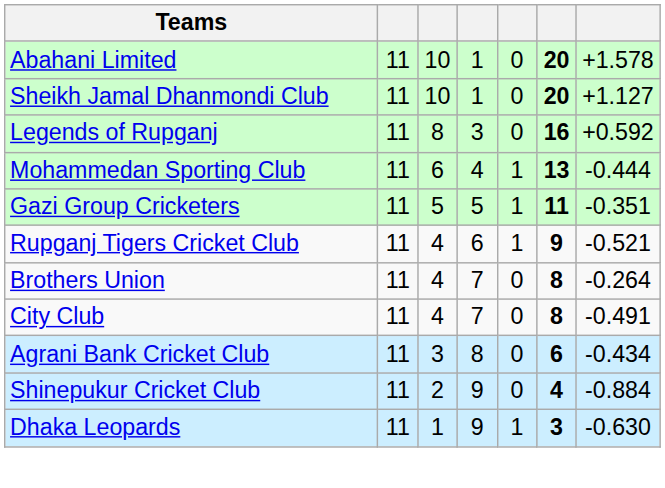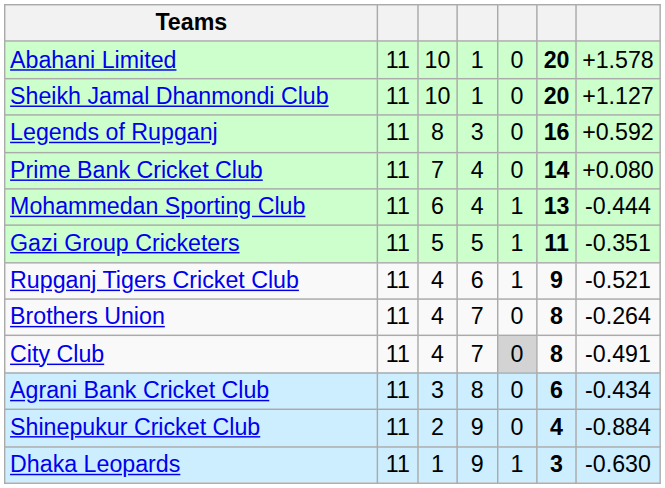+ row: (136, 170)
(517, 317) no background -> (517, 354) lightgrey background
